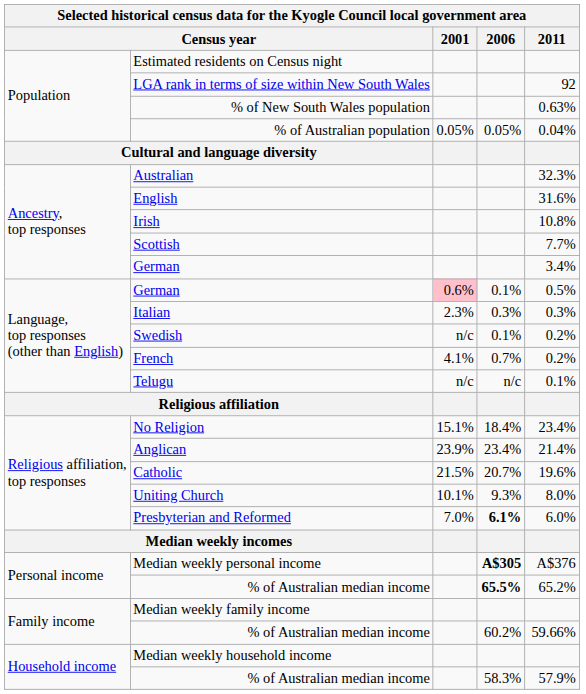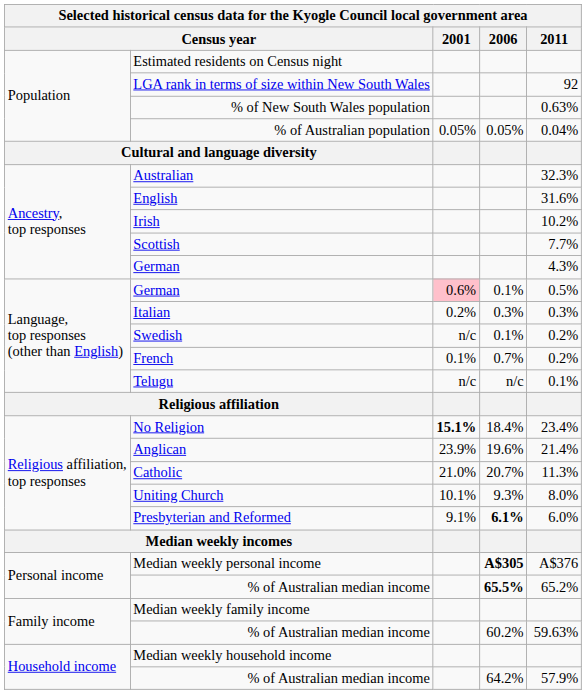(557, 221) 10.8% -> (560, 221) 10.2%
(561, 267) 3.4% -> (563, 267) 4.3%
(459, 312) 2.3% -> (461, 312) 0.2%
(459, 358) 4.1% -> (461, 358) 0.1%
(455, 426) normal -> (456, 426) bold
(501, 449) 23.4% -> (503, 449) 19.6%
(455, 472) 21.5% -> (458, 472) 21.0%
(555, 472) 19.6% -> (558, 472) 11.3%
(459, 518) 7.0% -> (461, 518) 9.1%
(552, 632) 59.66% -> (554, 632) 59.63%
(503, 678) 58.3% -> (505, 678) 64.2%
